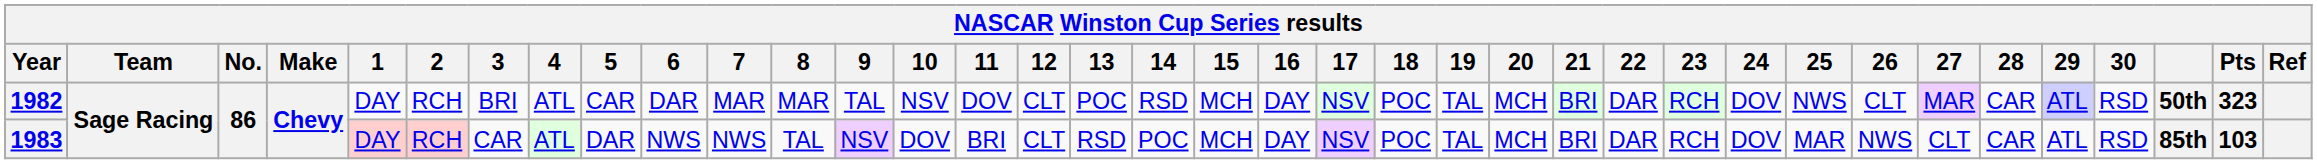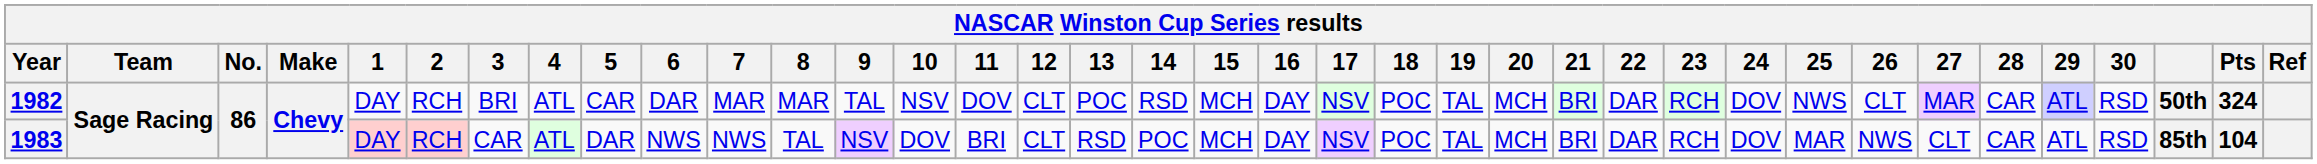(2238, 101) 323 -> (2238, 101) 324
(2238, 139) 103 -> (2238, 139) 104
